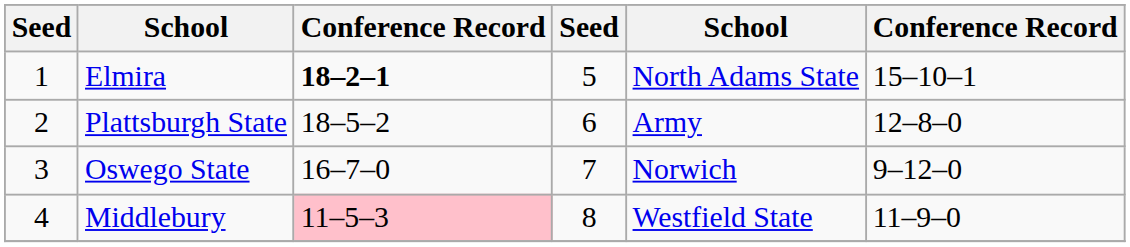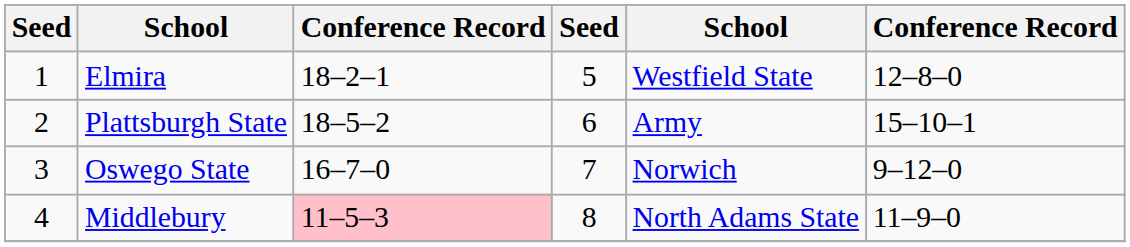(345, 75) bold -> (345, 75) normal
(746, 75) North Adams State -> (723, 75) Westfield State
(925, 75) 15–10–1 -> (917, 75) 12–8–0
(917, 122) 12–8–0 -> (925, 122) 15–10–1
(723, 216) Westfield State -> (746, 216) North Adams State
